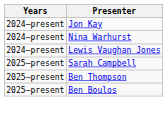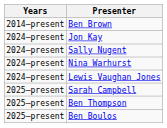+ row: (90, 24)
+ row: (97, 50)
